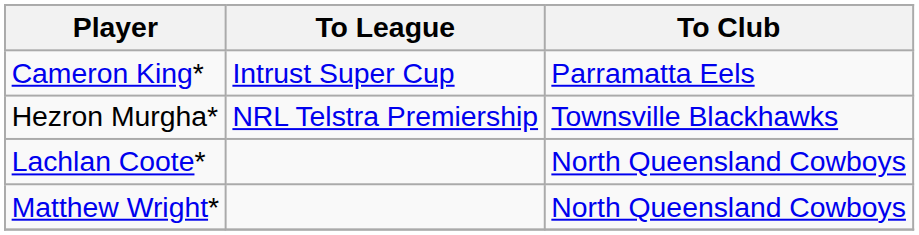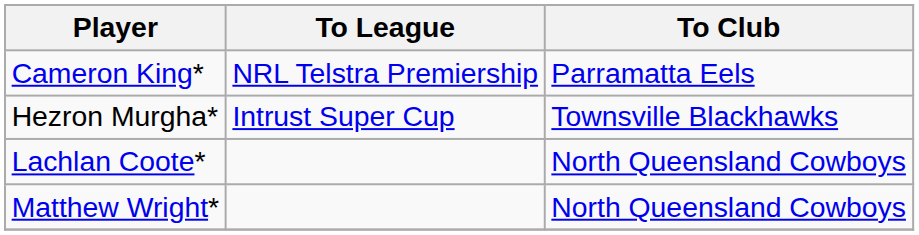(344, 73) Intrust Super Cup -> (385, 73) NRL Telstra Premiership
(385, 117) NRL Telstra Premiership -> (344, 117) Intrust Super Cup
